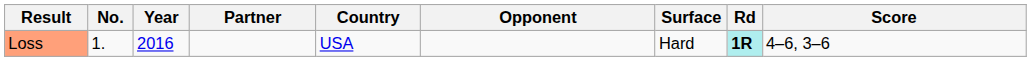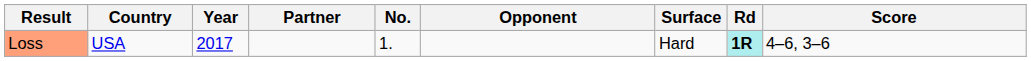columns swapped: (110, 18) <-> (368, 18)
(155, 44) 2016 -> (215, 44) 2017
